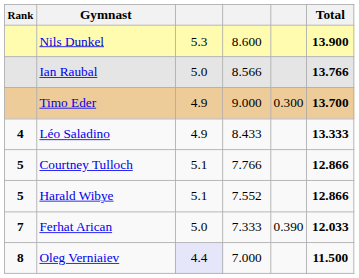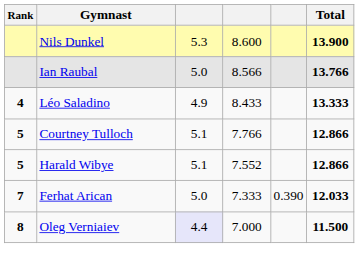- row: (68, 103)
